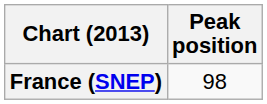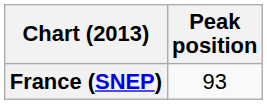(215, 81) 98 -> (215, 81) 93
